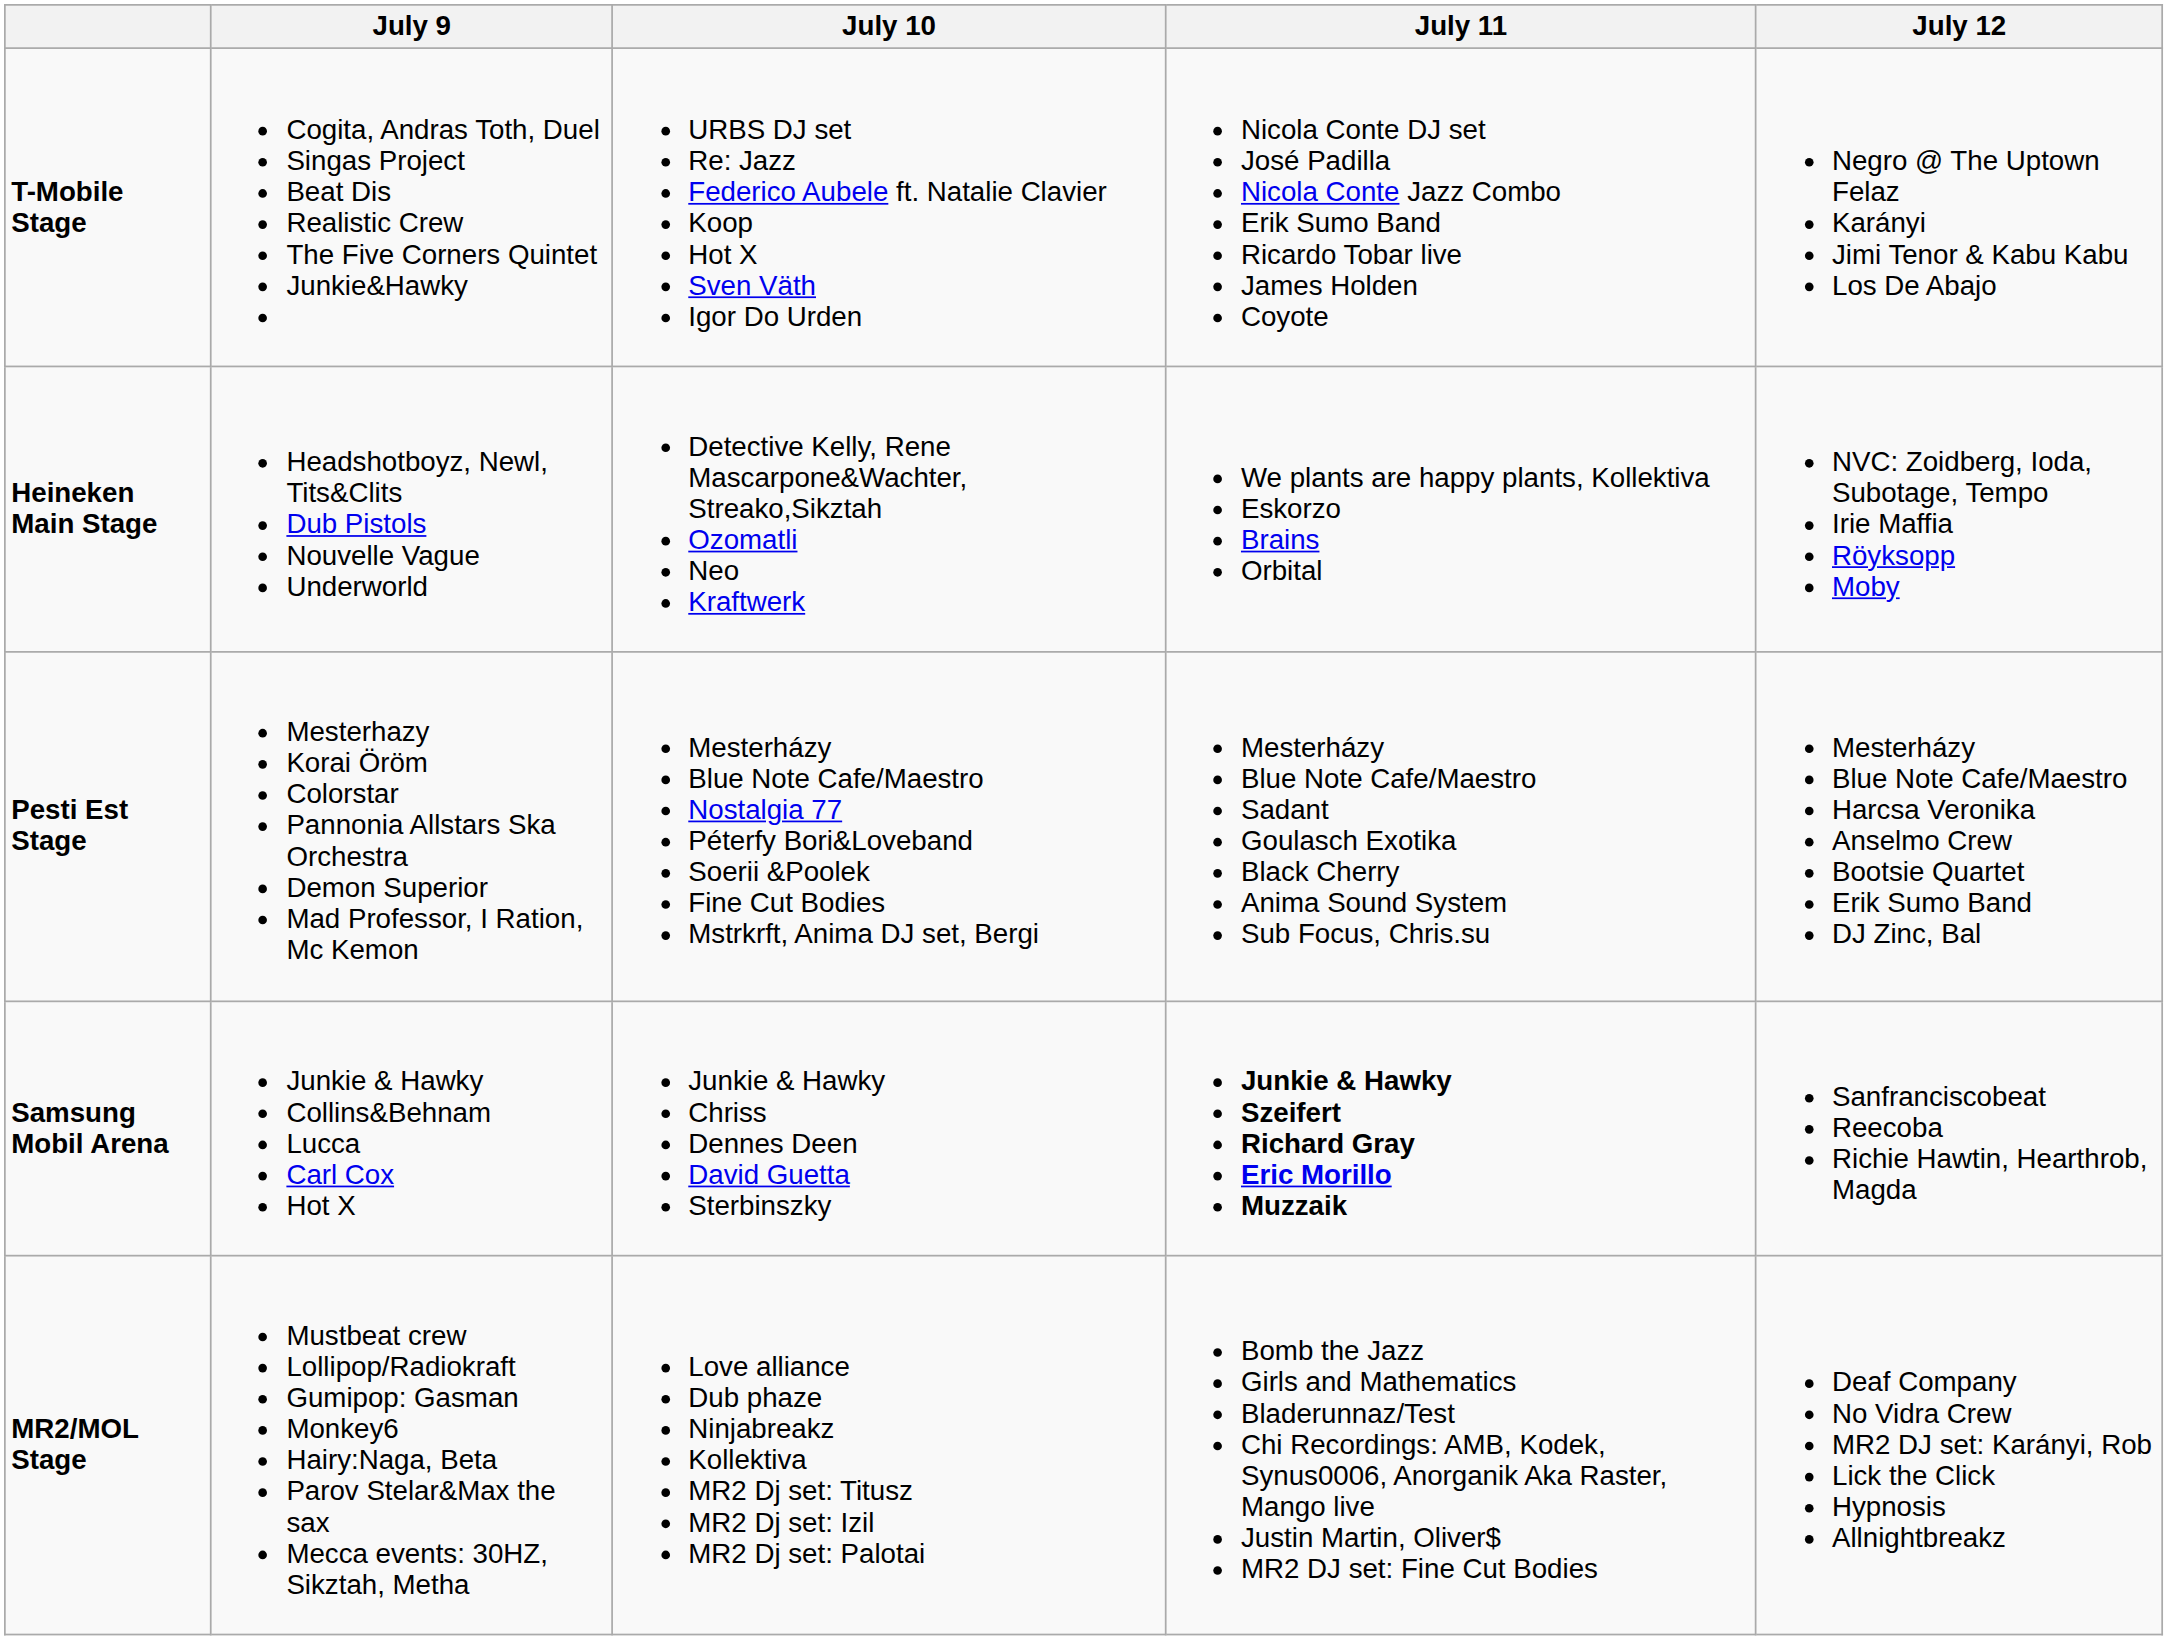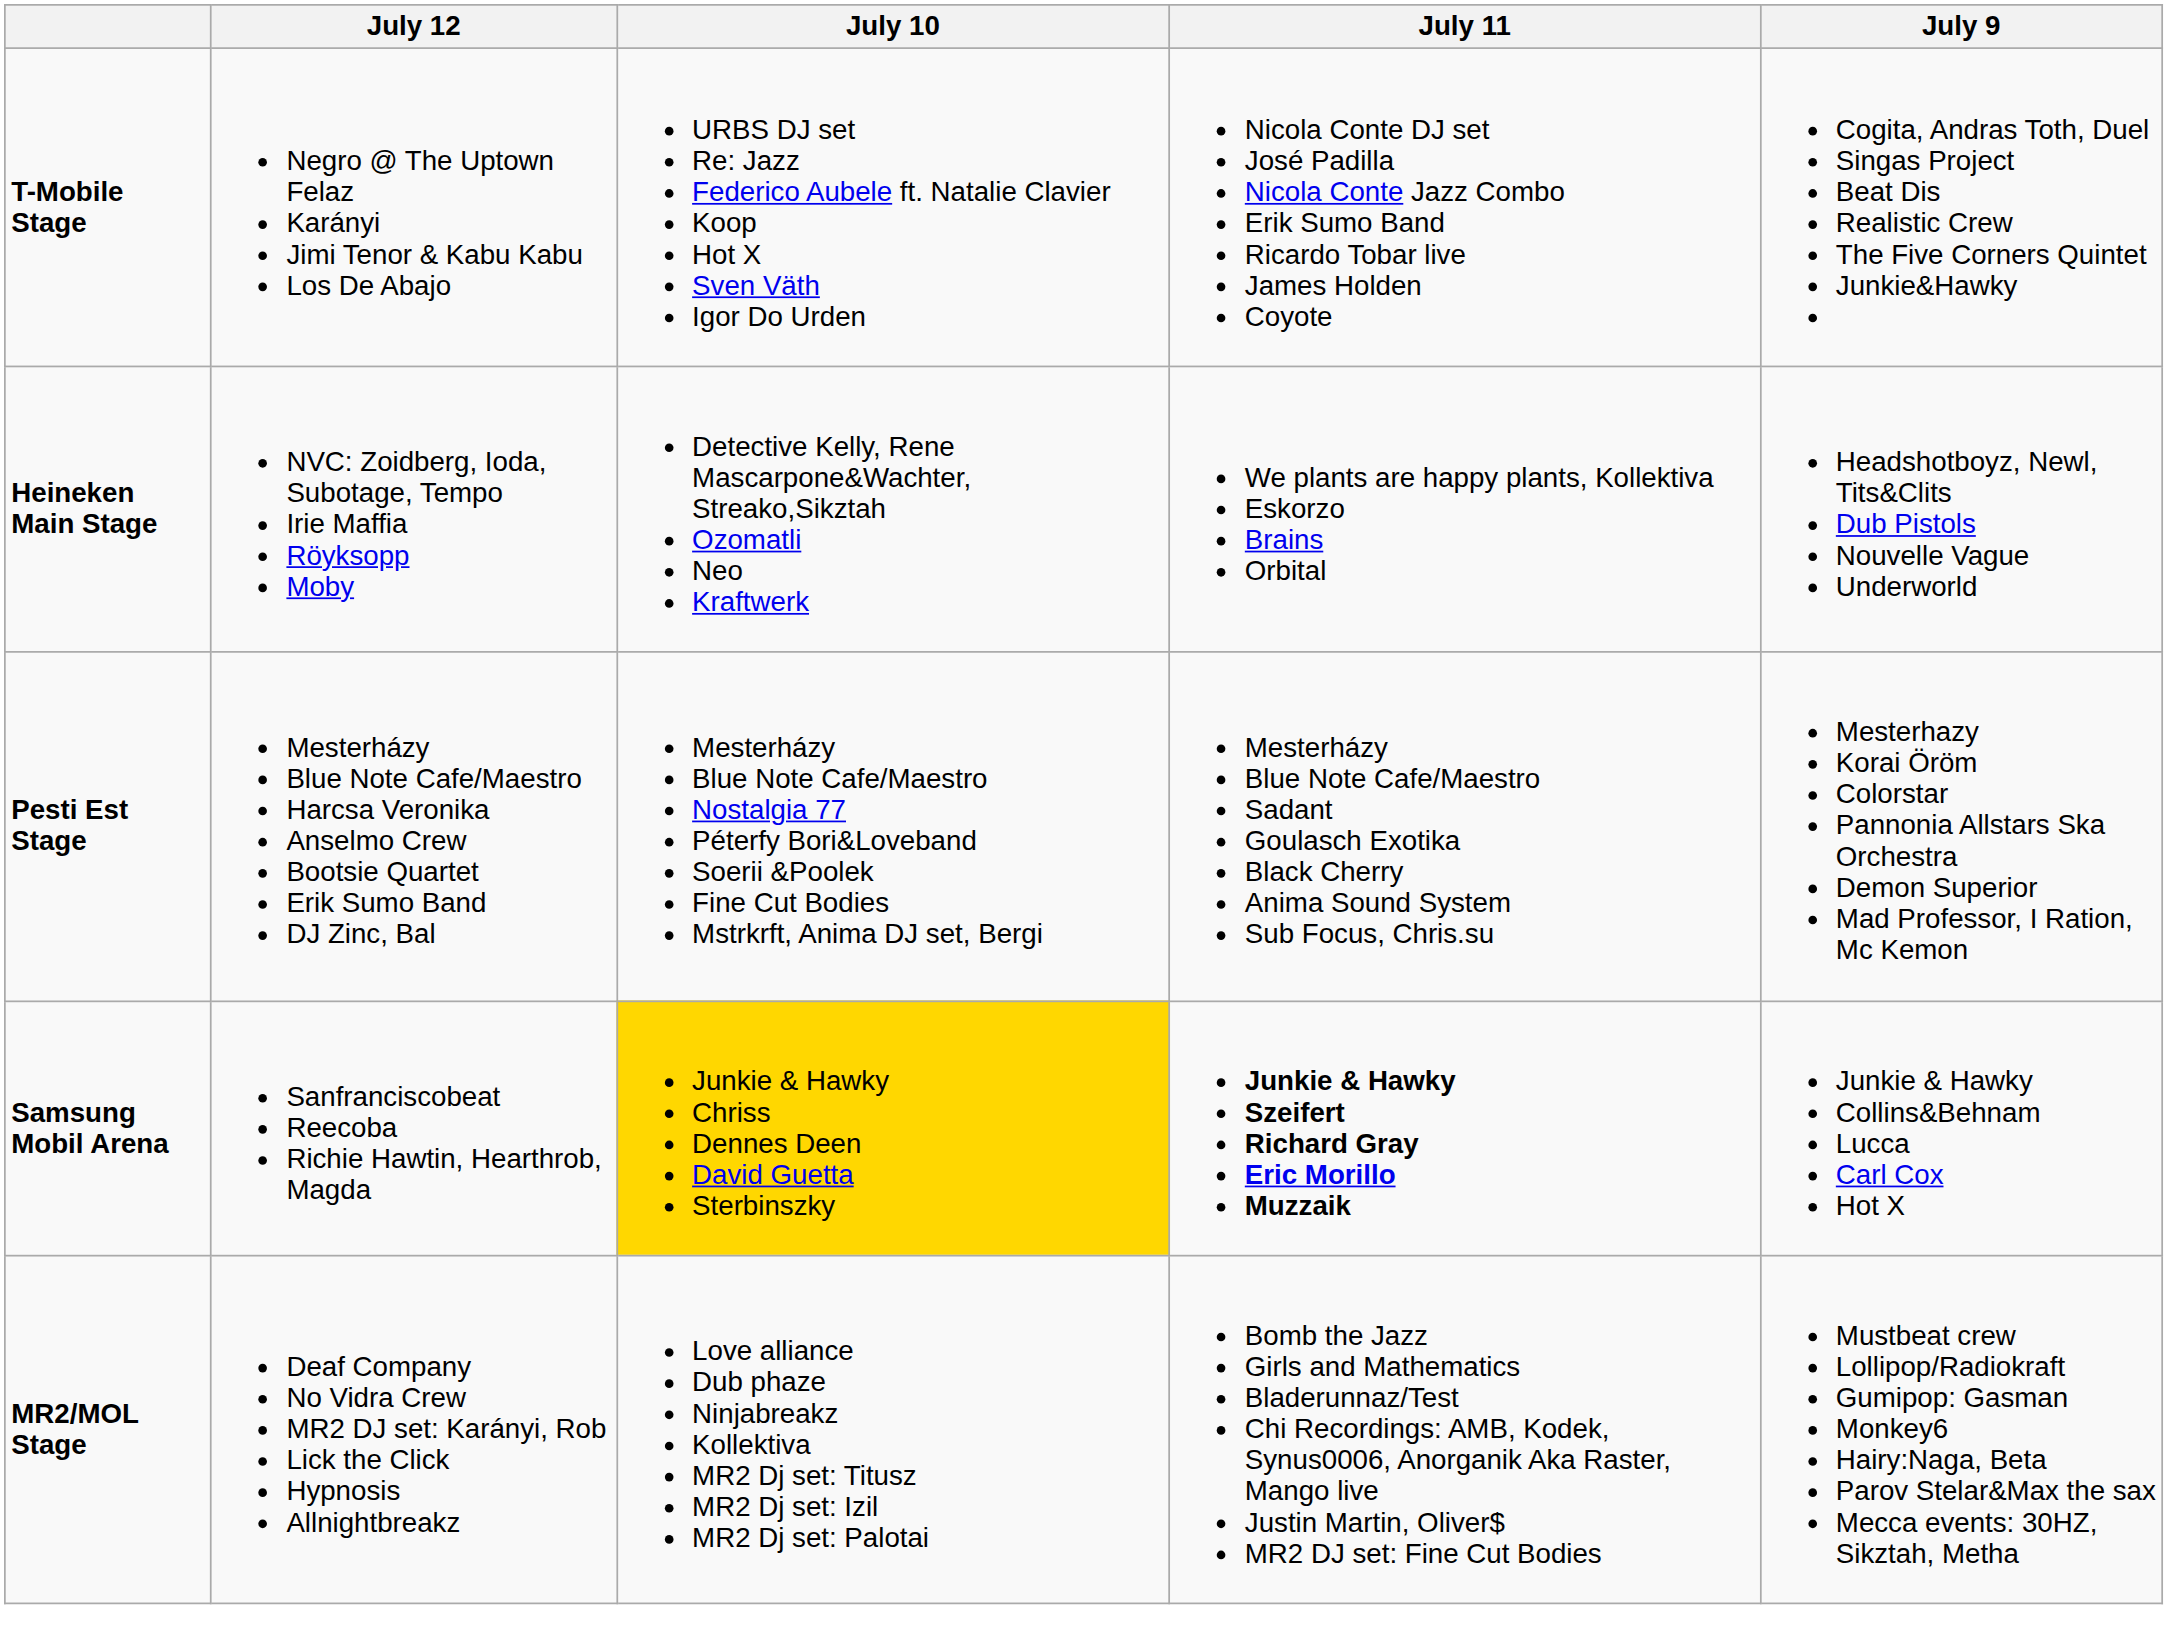columns swapped: (412, 26) <-> (1959, 26)
(889, 1144) no background -> (893, 1144) gold background
